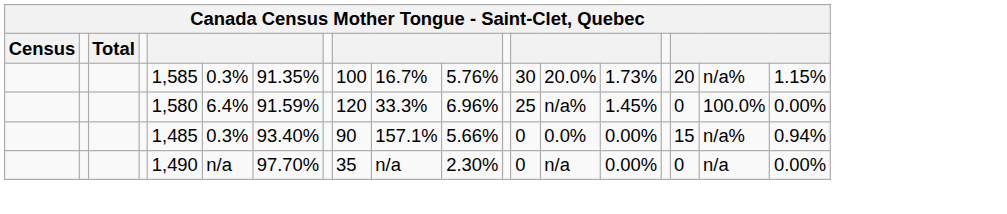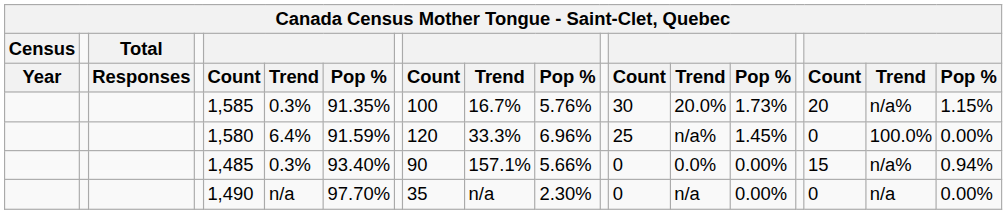+ row: (42, 77)
